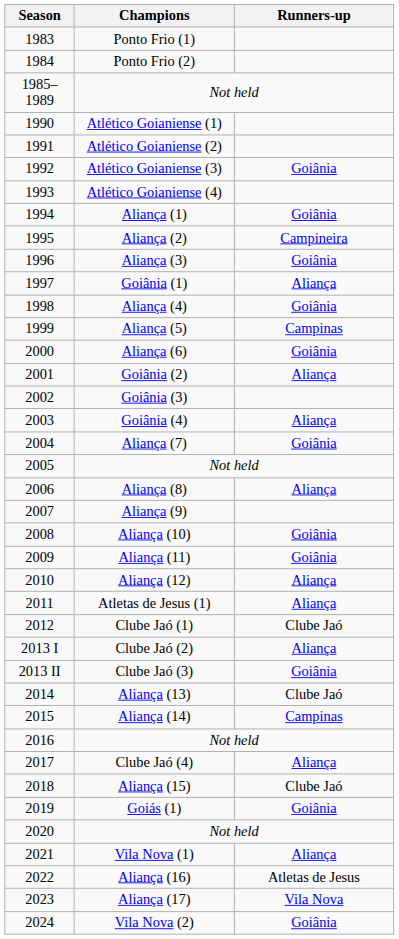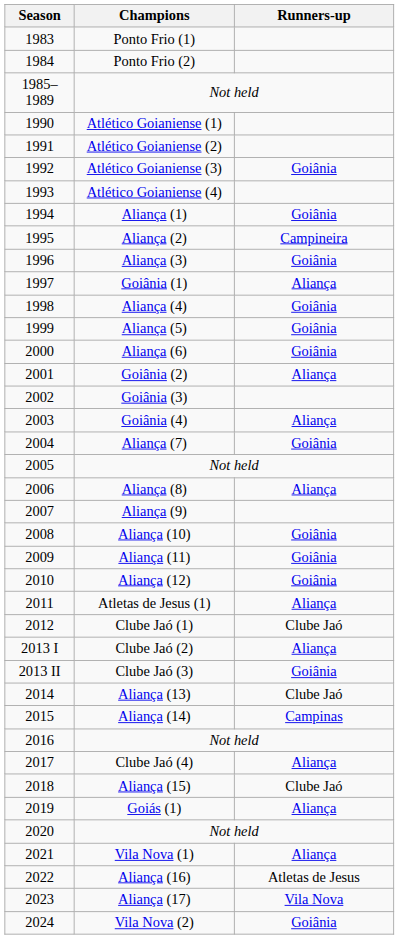(314, 329) Campinas -> (314, 329) Goiânia
(314, 580) Aliança -> (314, 580) Goiânia
(314, 808) Goiânia -> (314, 808) Aliança
